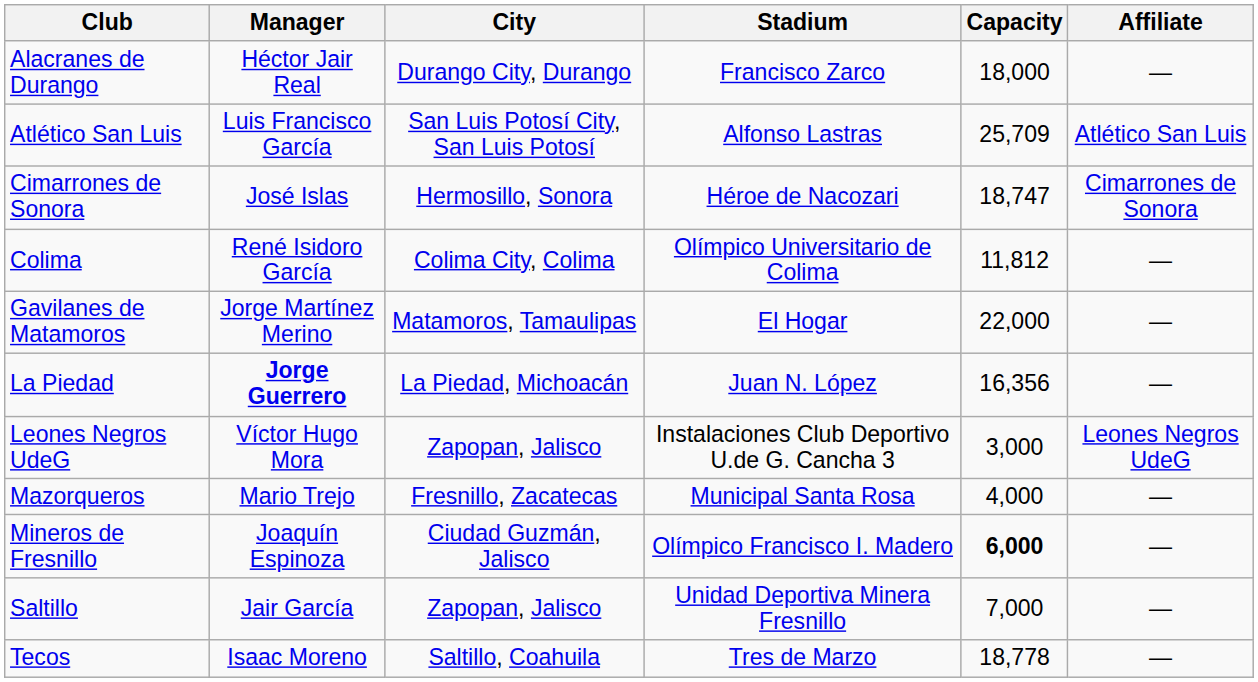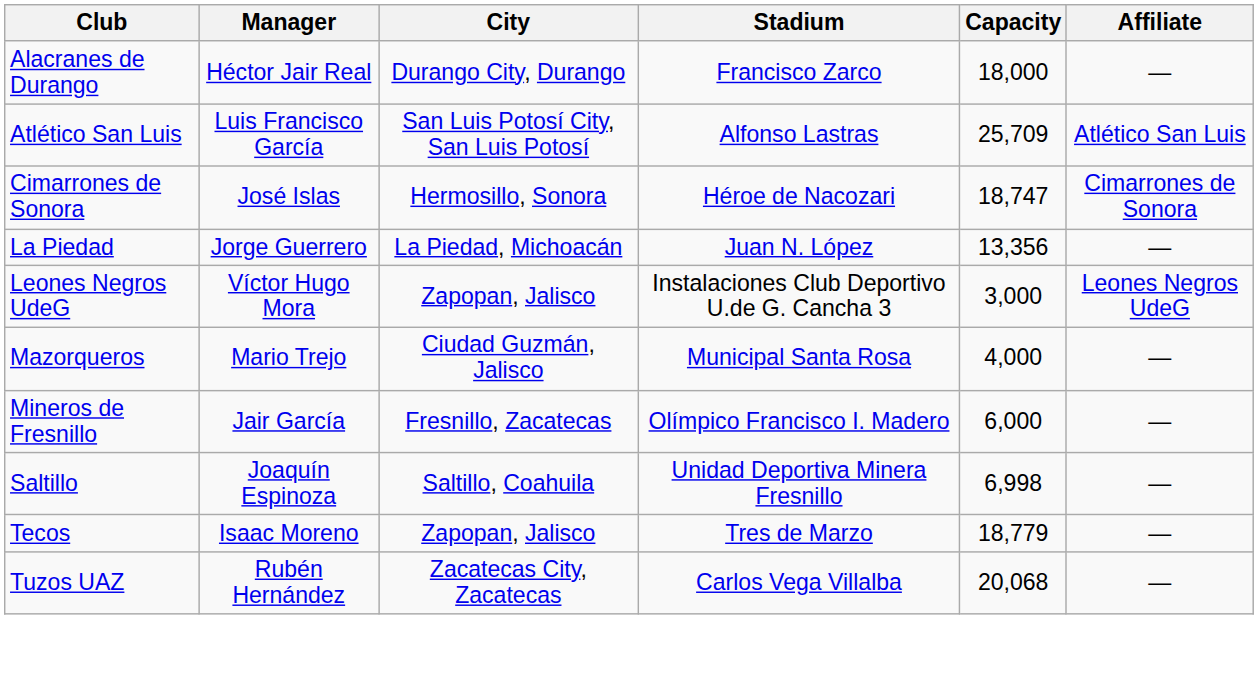- row: (46, 259)
- row: (77, 322)
(297, 384) bold -> (289, 246) normal
(1015, 384) 16,356 -> (1013, 246) 13,356
(514, 496) Fresnillo, Zacatecas -> (508, 358) Ciudad Guzmán, Jalisco
(297, 546) Joaquín Espinoza -> (289, 421) Jair García
(514, 546) Ciudad Guzmán, Jalisco -> (508, 421) Fresnillo, Zacatecas
(1015, 546) bold -> (1013, 421) normal
(297, 608) Jair García -> (289, 483) Joaquín Espinoza
(514, 608) Zapopan, Jalisco -> (508, 483) Saltillo, Coahuila
(1015, 608) 7,000 -> (1013, 483) 6,998
(514, 657) Saltillo, Coahuila -> (508, 533) Zapopan, Jalisco
(1015, 657) 18,778 -> (1013, 533) 18,779
+ row: (67, 582)
